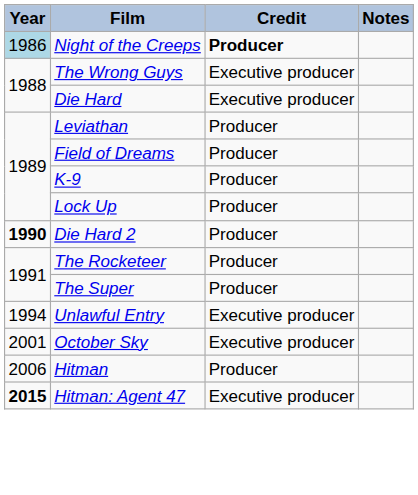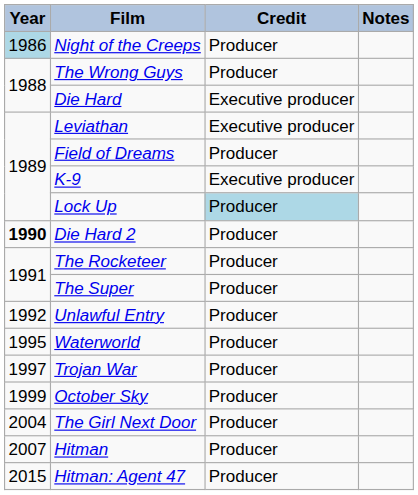(246, 45) bold -> (243, 45) normal
(282, 72) Executive producer -> (243, 72) Producer
(243, 126) Producer -> (282, 126) Executive producer
(243, 180) Producer -> (282, 180) Executive producer
(243, 207) no background -> (243, 207) lightblue background
(27, 315) 1994 -> (27, 315) 1992
(282, 315) Executive producer -> (243, 315) Producer
+ row: (97, 342)
+ row: (96, 369)
(27, 342) 2001 -> (27, 396) 1999
(282, 342) Executive producer -> (243, 396) Producer
+ row: (125, 422)
(27, 369) 2006 -> (27, 449) 2007
(27, 396) bold -> (27, 476) normal
(282, 396) Executive producer -> (243, 476) Producer
